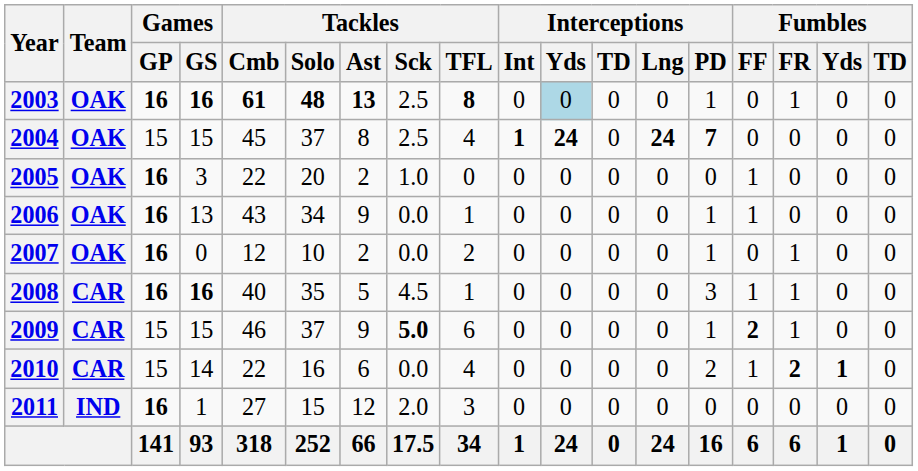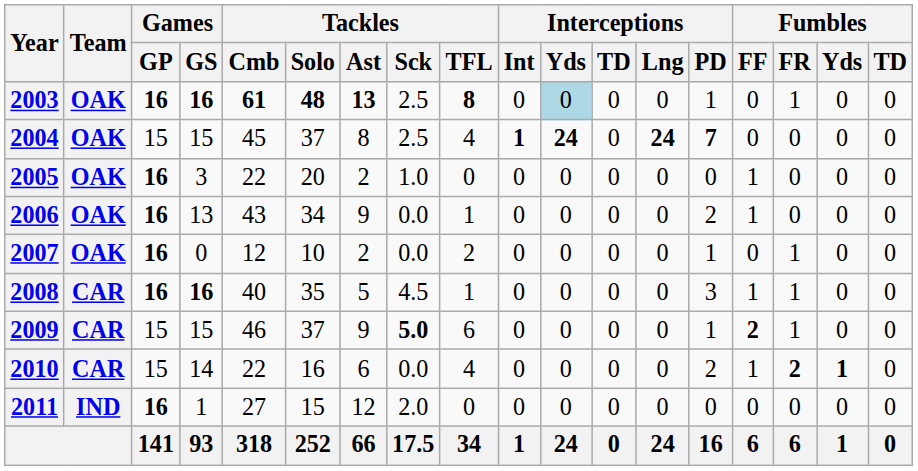(711, 215) 1 -> (711, 215) 2
(469, 406) 3 -> (469, 406) 0
